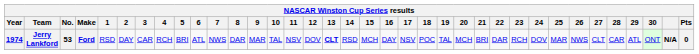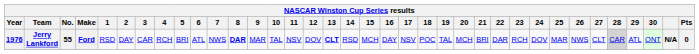(14, 39) 1974 -> (14, 39) 1976
(68, 39) 53 -> (68, 39) 55
(238, 39) normal -> (238, 39) bold
(617, 39) no background -> (617, 39) lightgrey background
